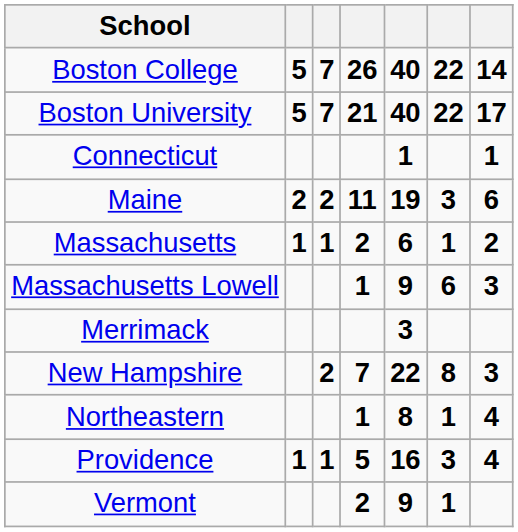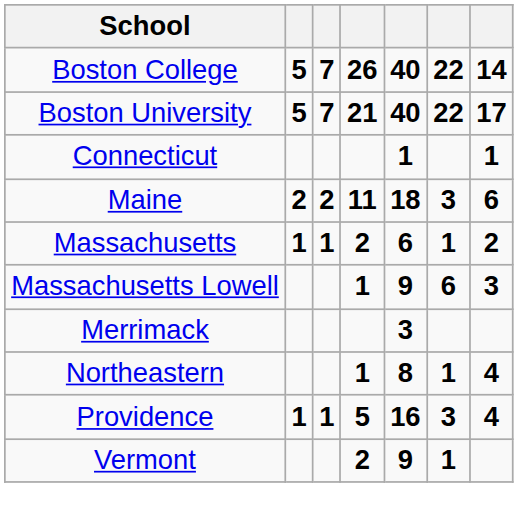(405, 199) 19 -> (405, 199) 18
- row: (145, 373)
